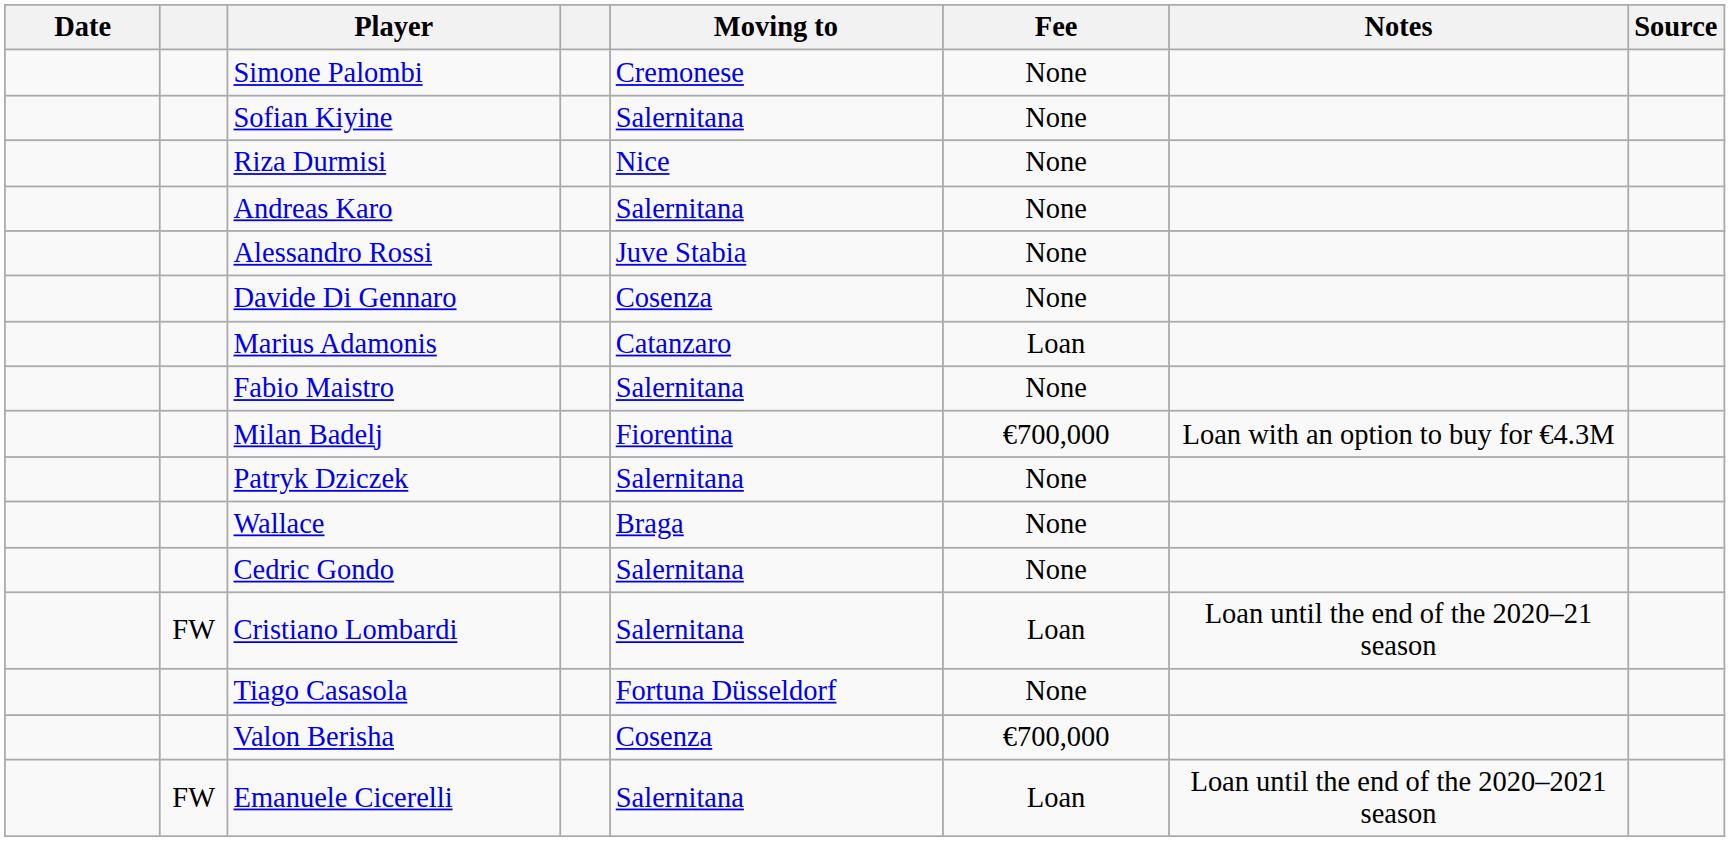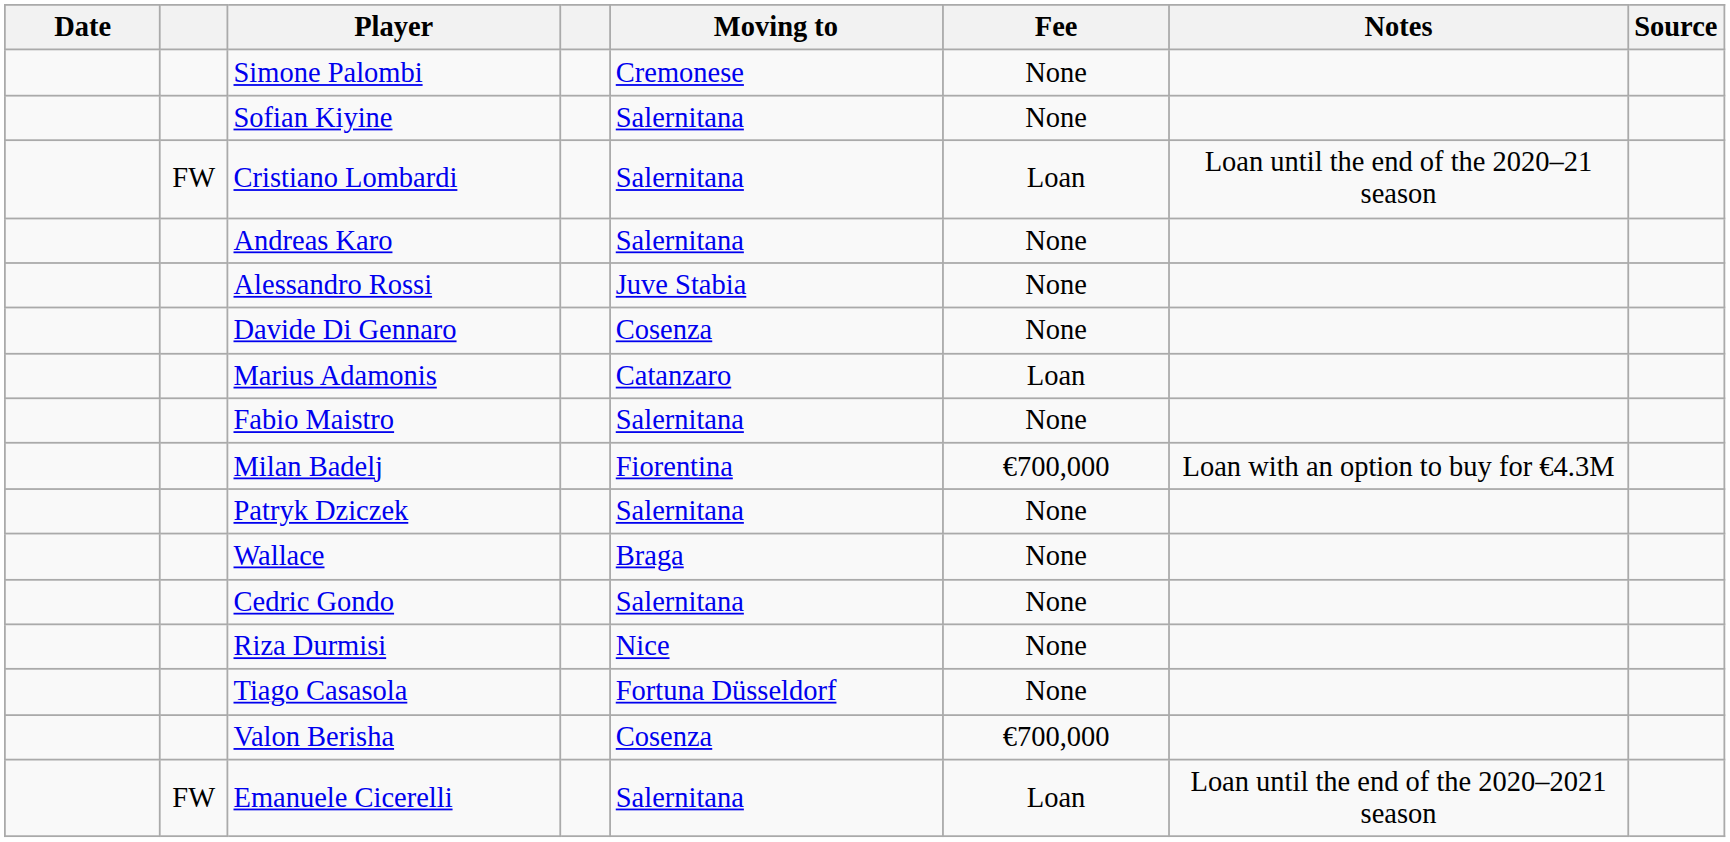rows swapped: (345, 630) <-> (310, 162)
